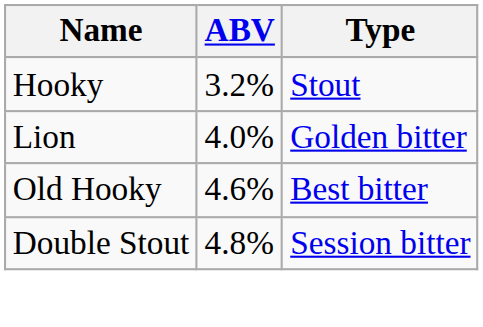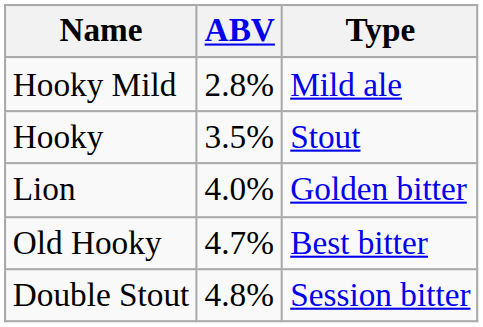+ row: (95, 83)
(239, 83) 3.2% -> (239, 136) 3.5%
(239, 189) 4.6% -> (239, 242) 4.7%
